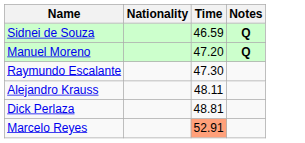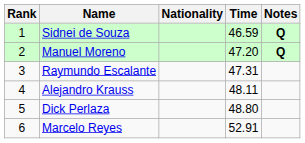+ column: (22, 14)
(209, 71) 47.30 -> (244, 71) 47.31
(209, 109) 48.81 -> (244, 109) 48.80
(209, 128) lightsalmon background -> (244, 128) no background
